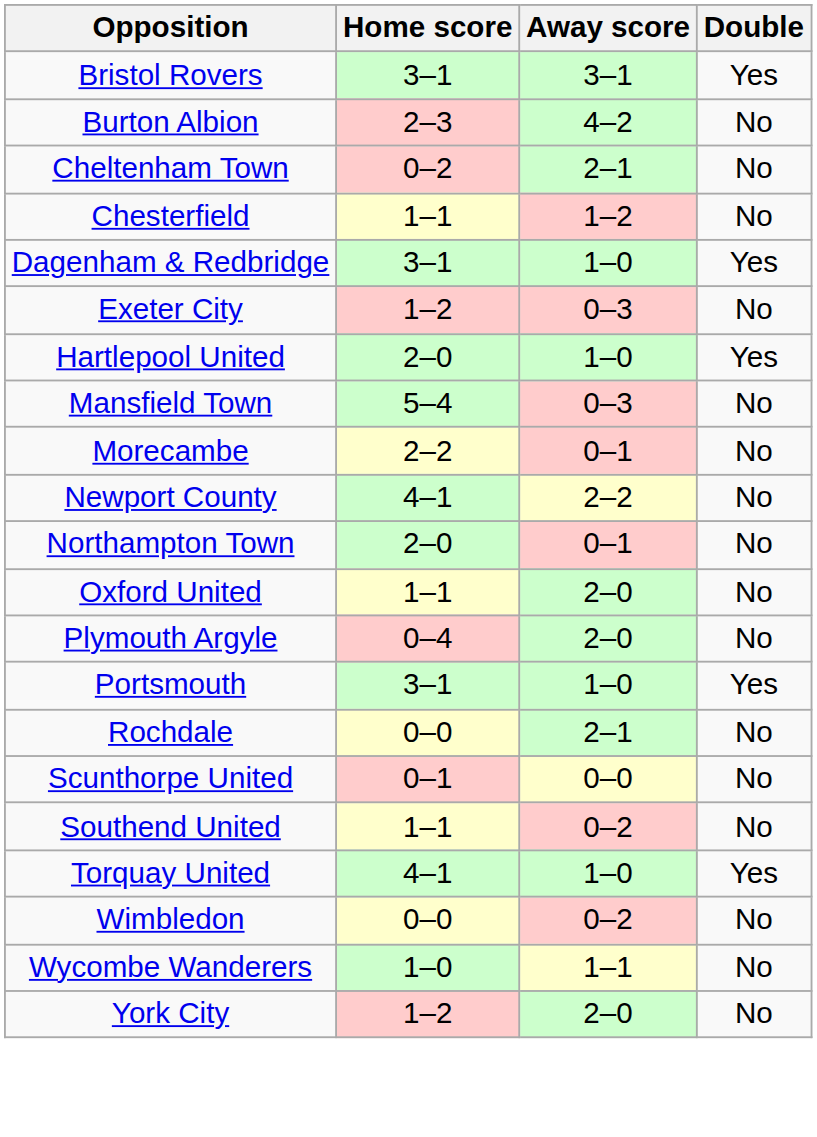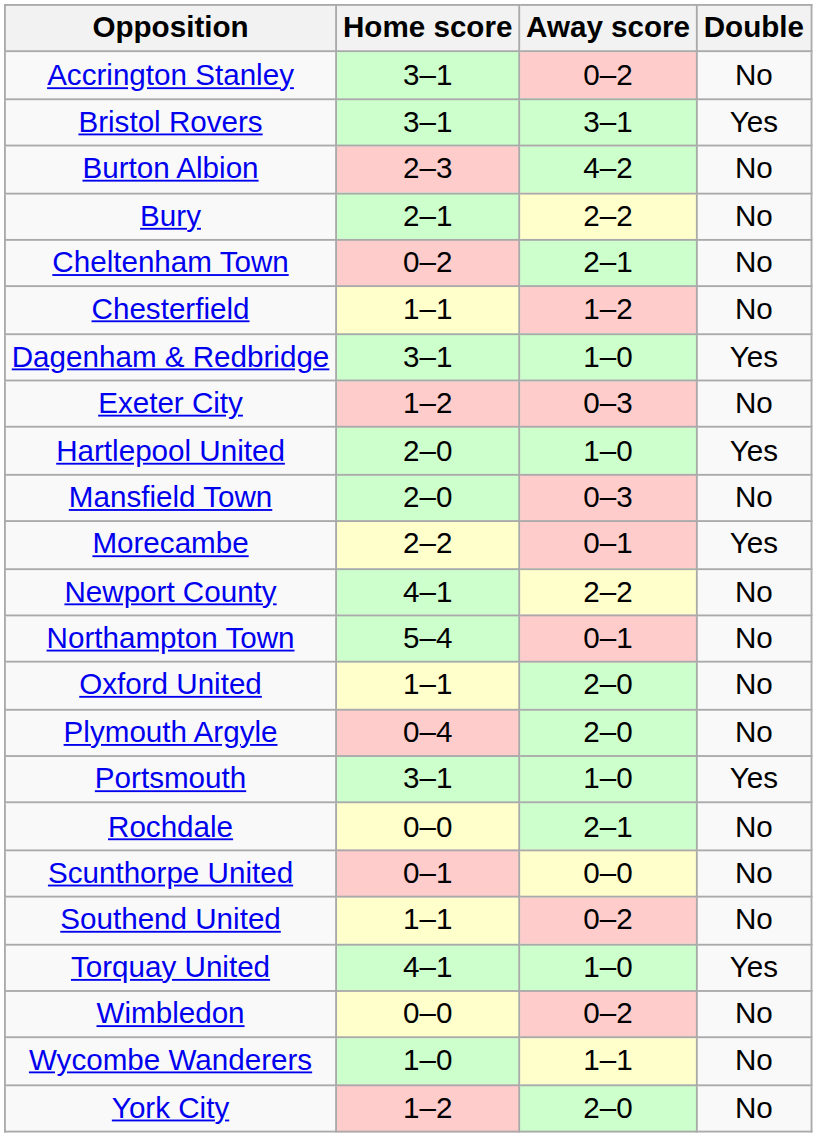+ row: (171, 74)
+ row: (171, 215)
(428, 403) 5–4 -> (428, 497) 2–0
(754, 450) No -> (754, 544) Yes
(428, 544) 2–0 -> (428, 638) 5–4
